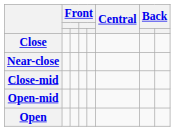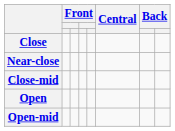rows swapped: (33, 98) <-> (33, 117)
